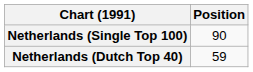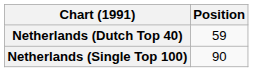rows swapped: (97, 56) <-> (97, 35)
